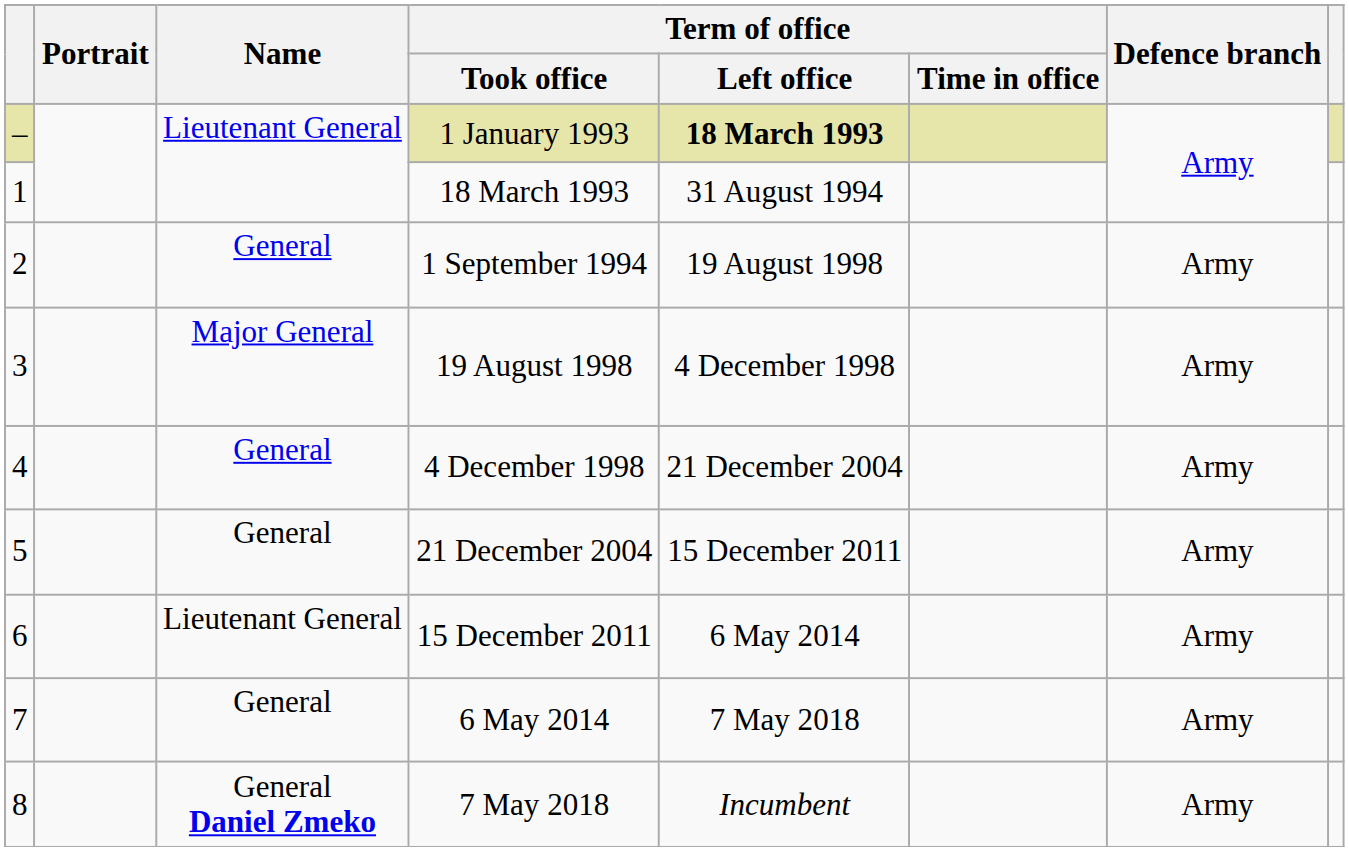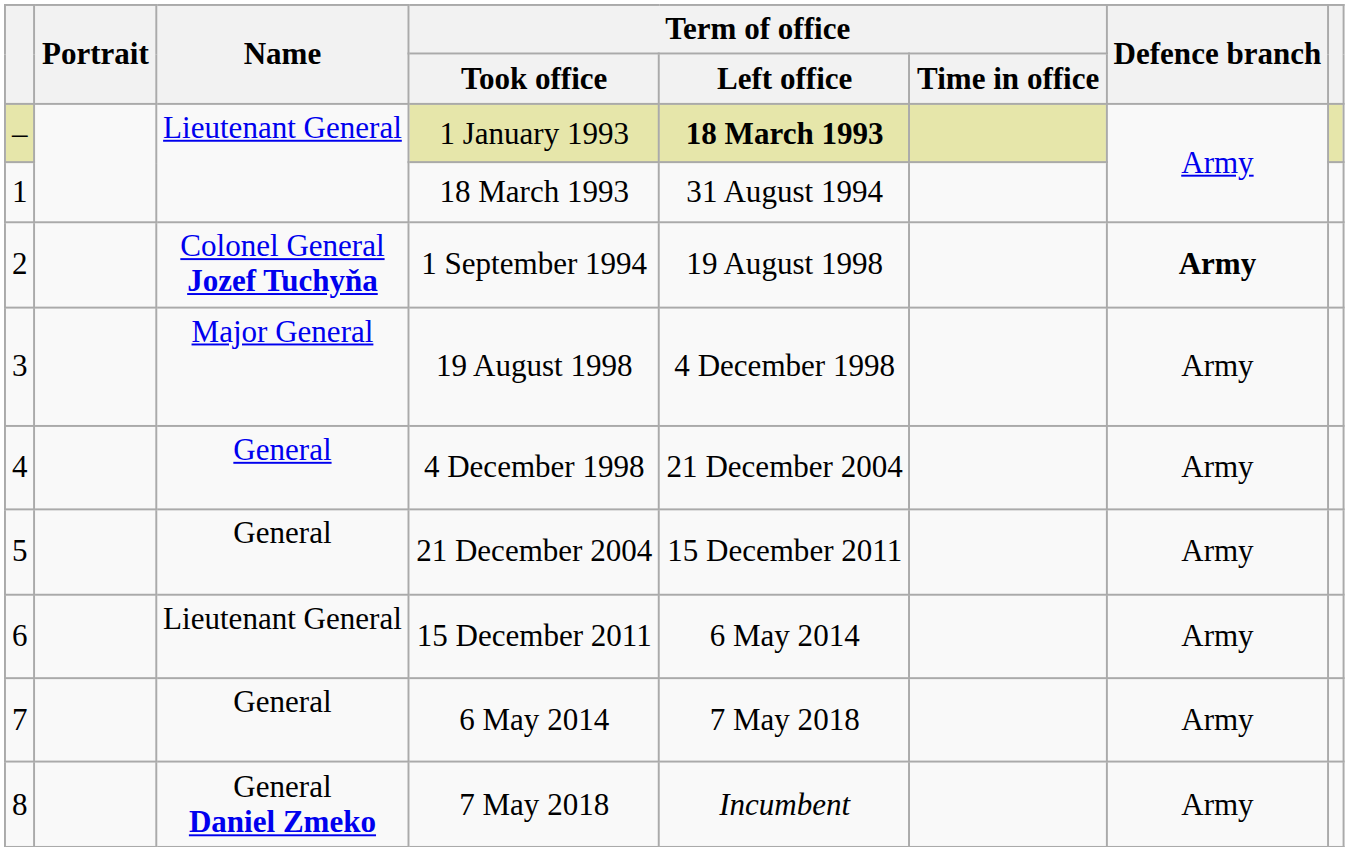(282, 246) General -> (282, 264) Colonel General Jozef Tuchyňa
(1217, 264) normal -> (1217, 264) bold
